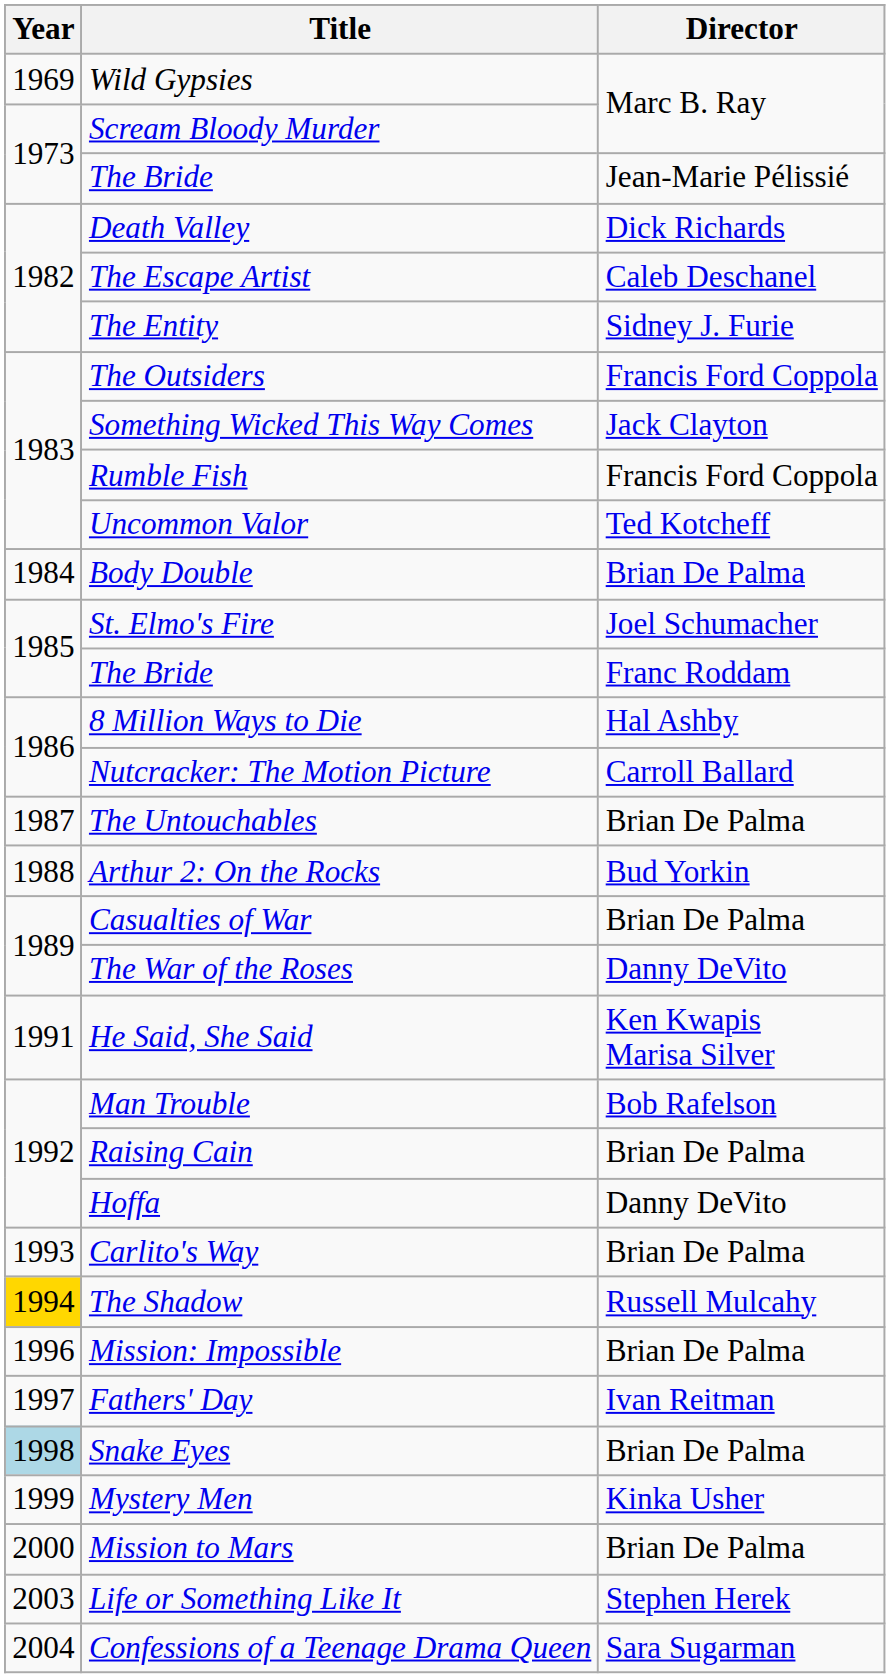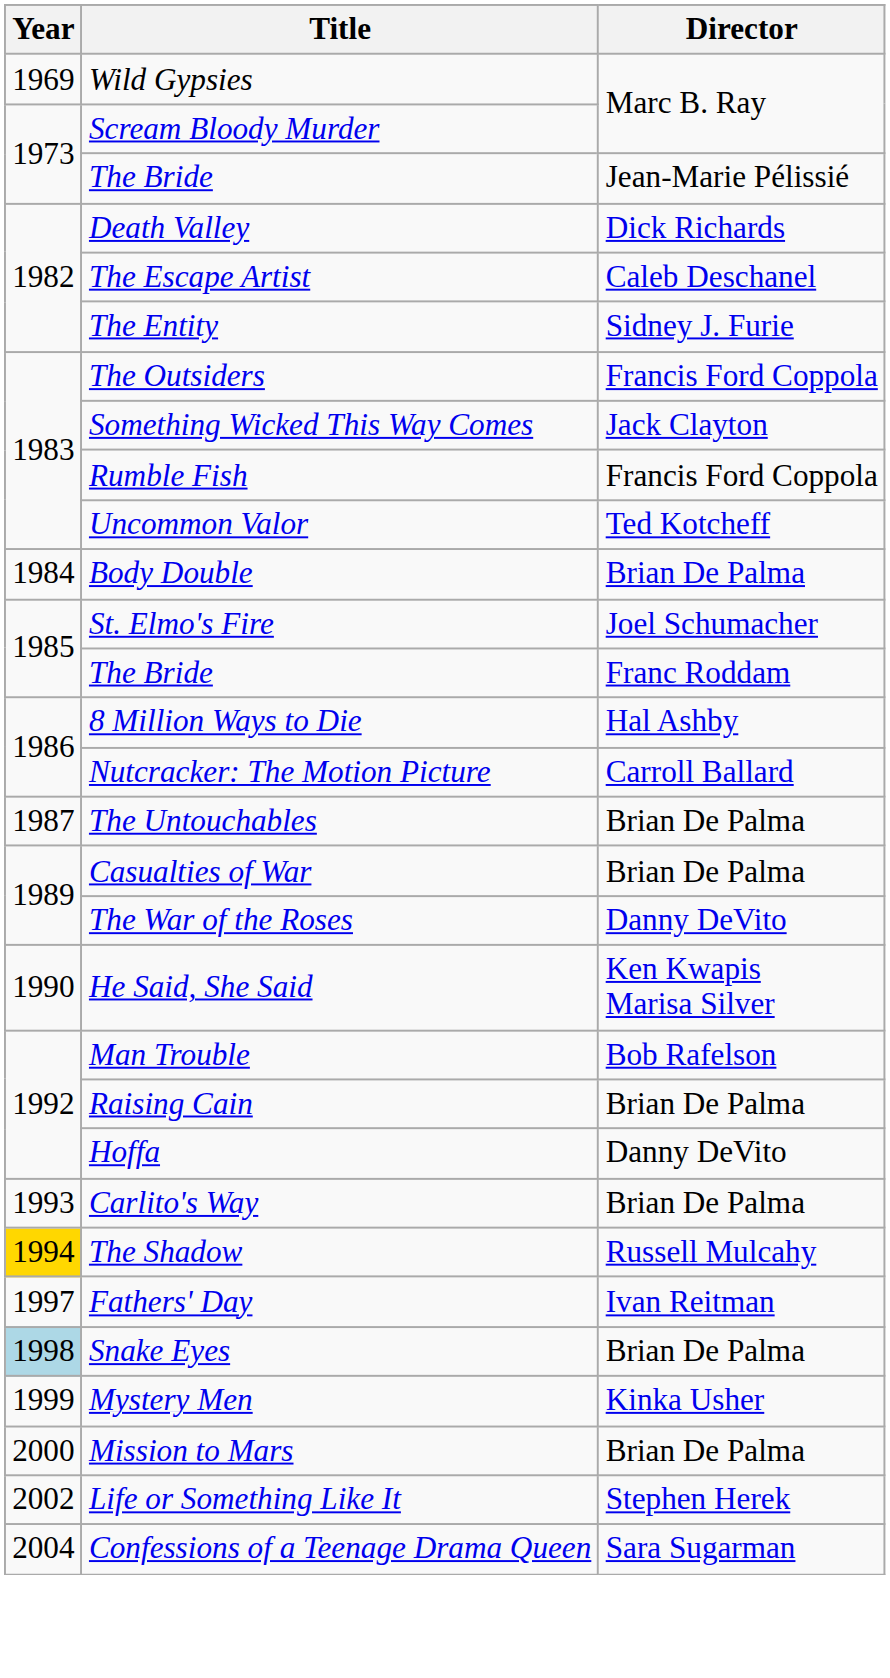- row: (235, 870)
(43, 1036) 1991 -> (43, 986) 1990
- row: (215, 1350)
(43, 1598) 2003 -> (43, 1499) 2002
